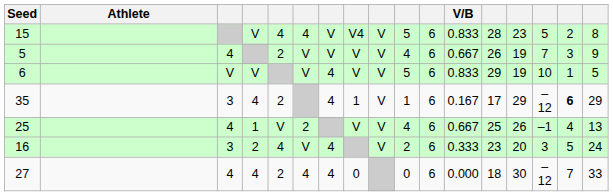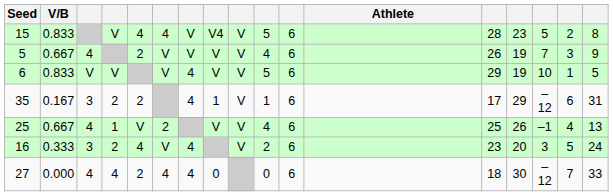columns swapped: (129, 14) <-> (463, 14)
(255, 100) 4 -> (115, 100) 2
(570, 100) bold -> (570, 100) normal
(595, 100) 29 -> (595, 100) 31
